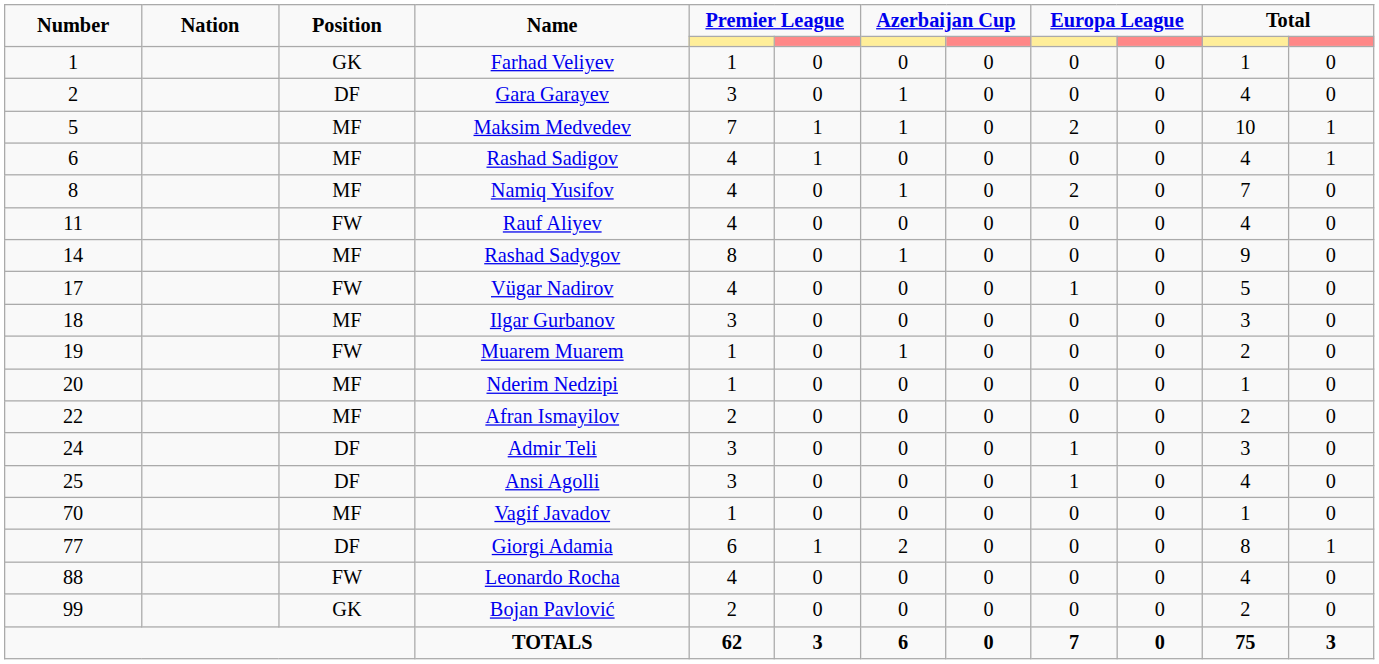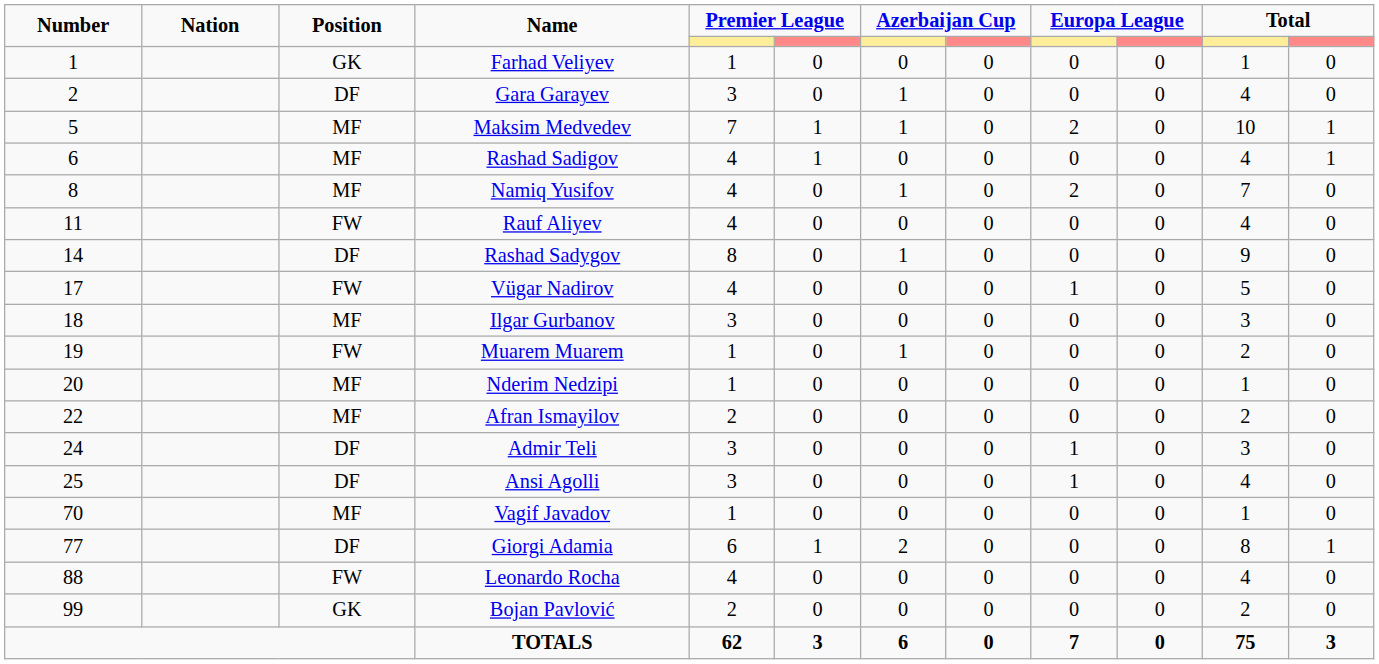(347, 255) MF -> (347, 255) DF
